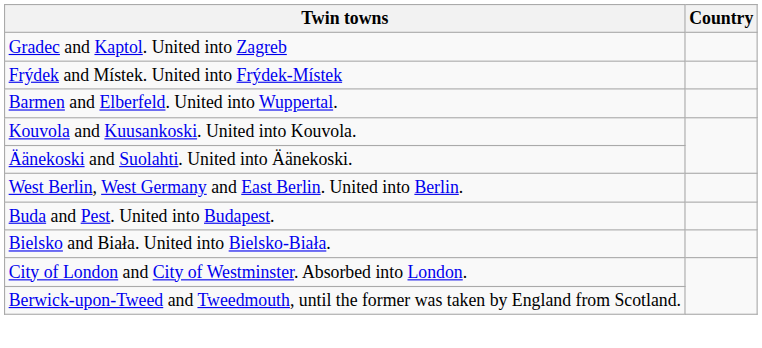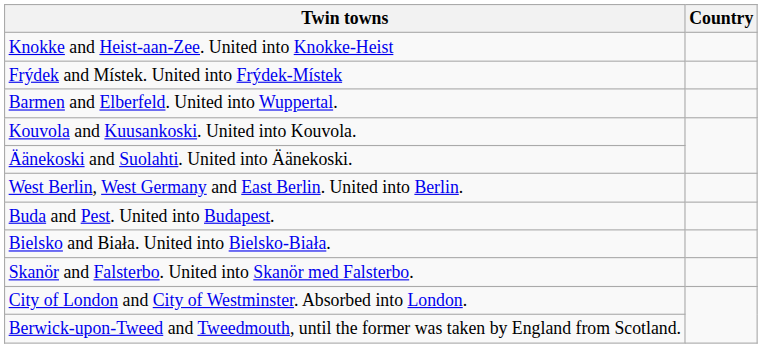+ row: (201, 46)
- row: (148, 46)
+ row: (211, 272)
